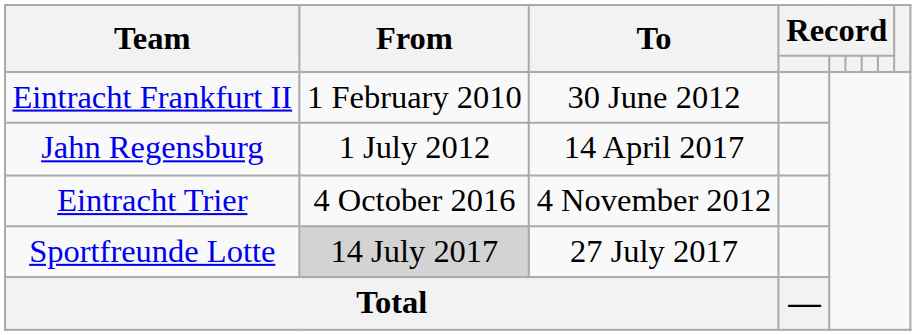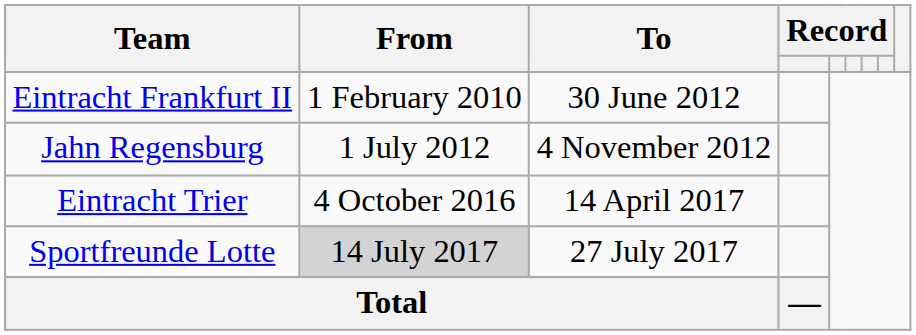(654, 148) 14 April 2017 -> (654, 148) 4 November 2012
(654, 199) 4 November 2012 -> (654, 199) 14 April 2017
